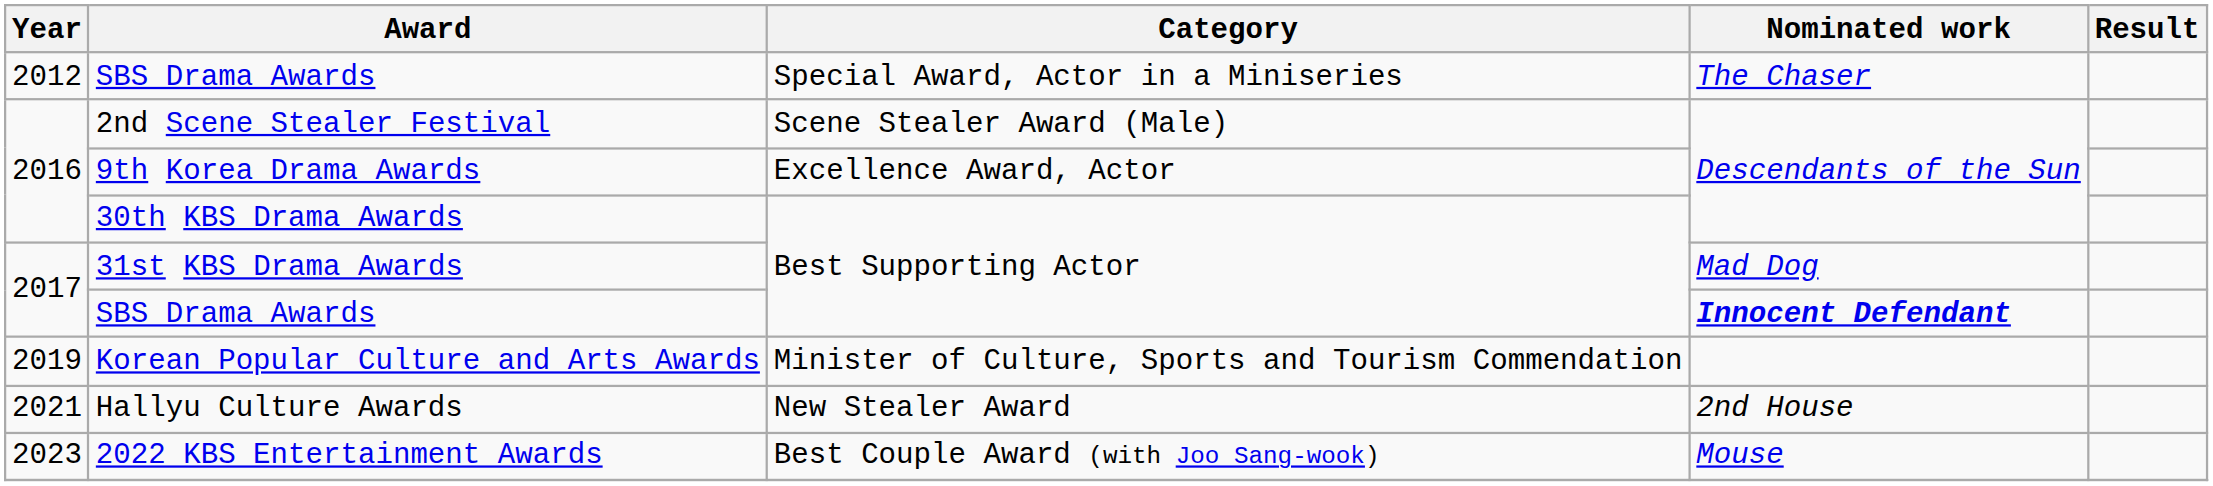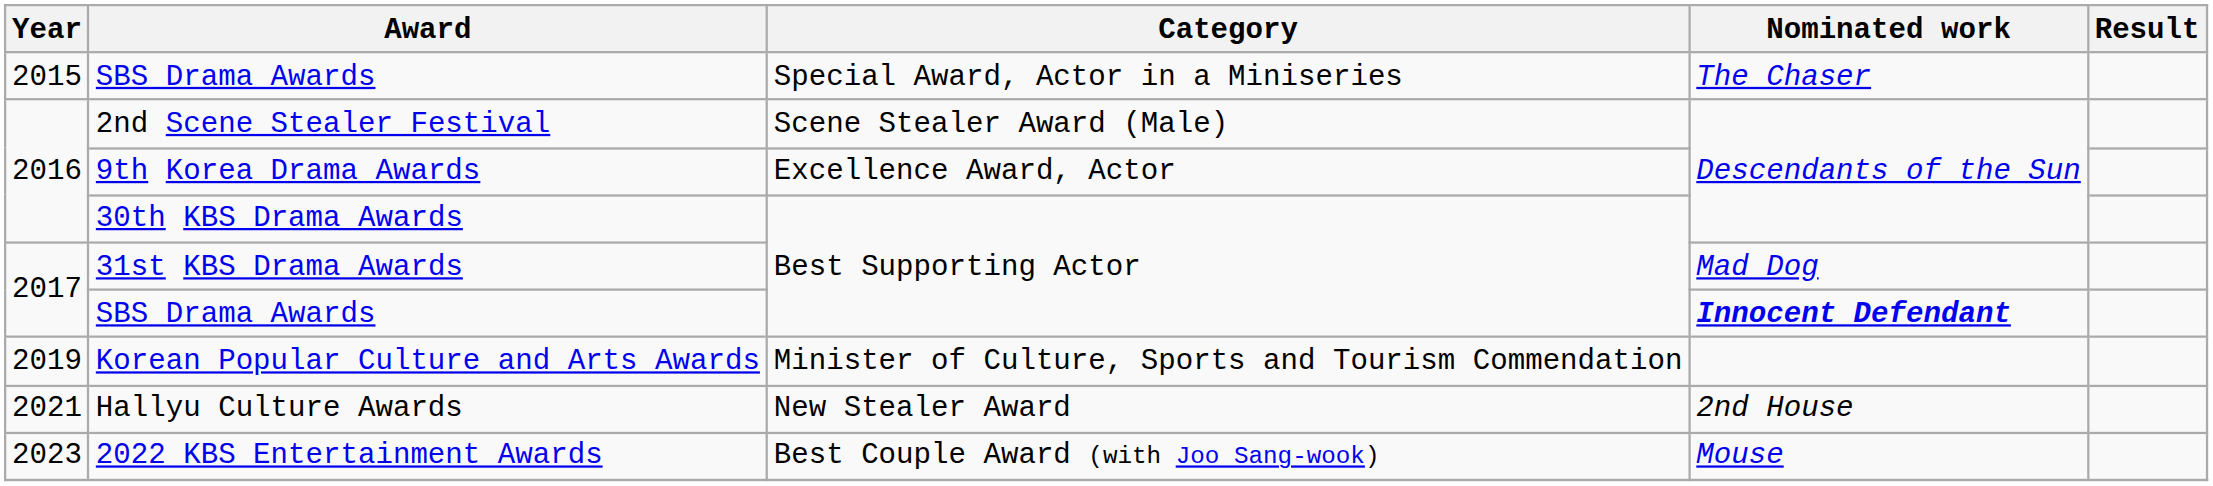(47, 76) 2012 -> (47, 76) 2015
